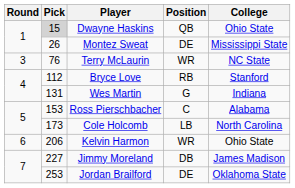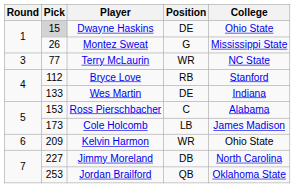(186, 28) QB -> (186, 28) DE
(186, 45) DE -> (186, 45) G
(54, 61) 76 -> (54, 61) 77
(54, 93) 131 -> (54, 93) 133
(186, 93) G -> (186, 93) DE
(249, 126) North Carolina -> (249, 126) James Madison
(54, 142) 206 -> (54, 142) 209
(249, 158) James Madison -> (249, 158) North Carolina
(186, 175) DE -> (186, 175) QB
